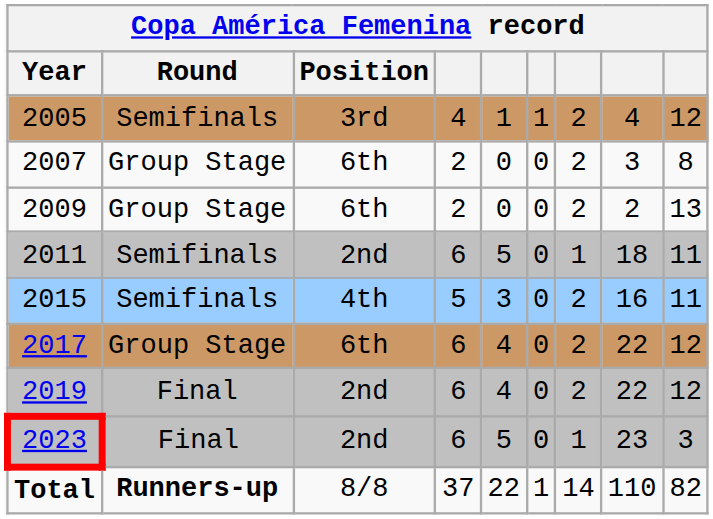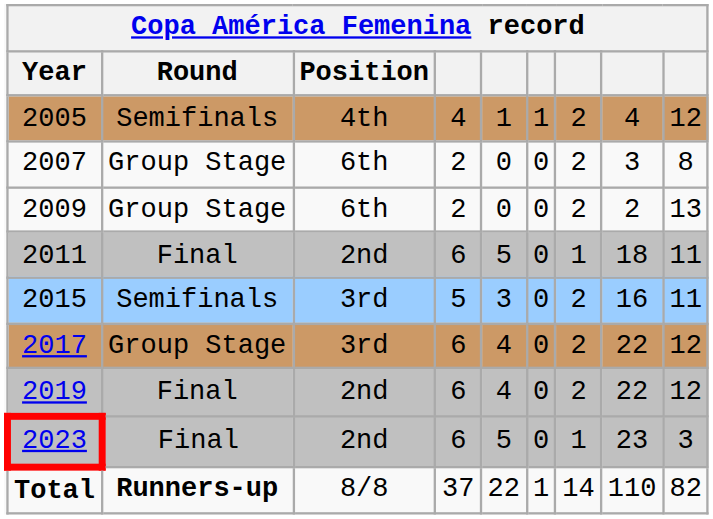(364, 118) 3rd -> (364, 118) 4th
(197, 255) Semifinals -> (197, 255) Final
(364, 300) 4th -> (364, 300) 3rd
(364, 345) 6th -> (364, 345) 3rd
